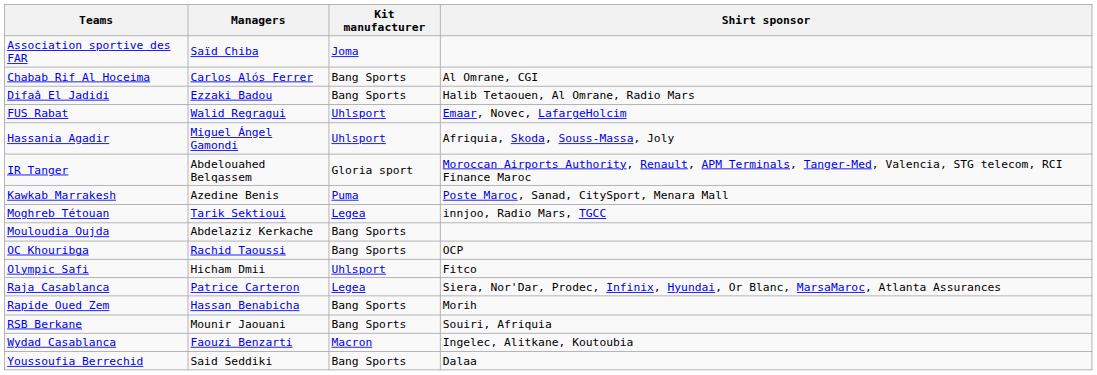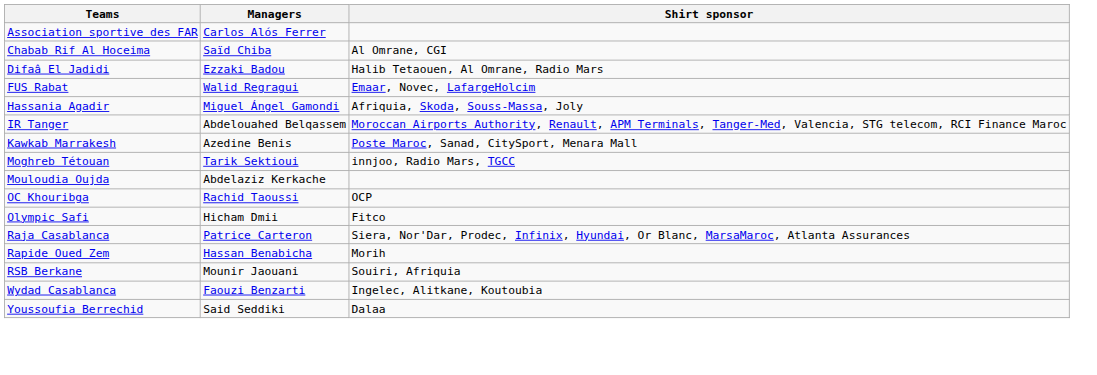- column: (384, 20)
(225, 52) Saïd Chiba -> (264, 32) Carlos Alós Ferrer
(252, 77) Carlos Alós Ferrer -> (237, 51) Saïd Chiba
